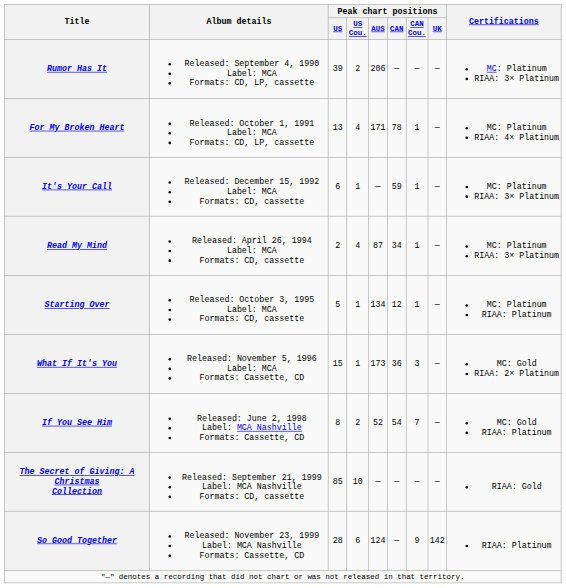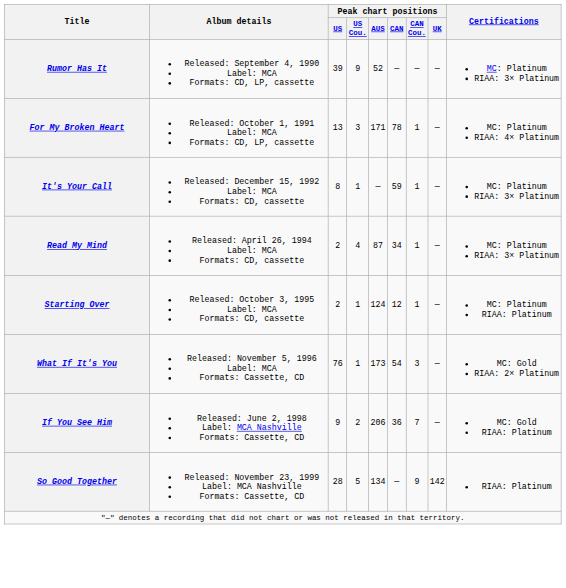(358, 69) 2 -> (358, 69) 9
(378, 69) 206 -> (378, 69) 52
(358, 128) 4 -> (358, 128) 3
(338, 187) 6 -> (338, 187) 8
(338, 305) 5 -> (338, 305) 2
(378, 305) 134 -> (378, 305) 124
(338, 364) 15 -> (338, 364) 76
(397, 364) 36 -> (397, 364) 54
(338, 423) 8 -> (338, 423) 9
(378, 423) 52 -> (378, 423) 206
(397, 423) 54 -> (397, 423) 36
- row: (77, 482)
(358, 541) 6 -> (358, 482) 5
(378, 541) 124 -> (378, 482) 134
